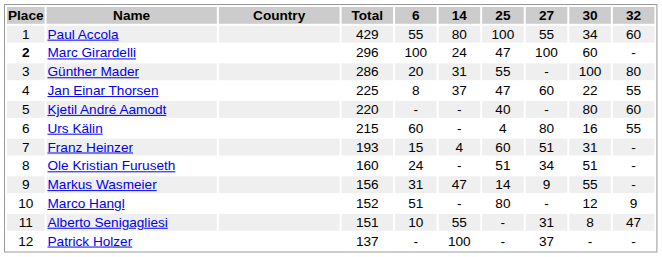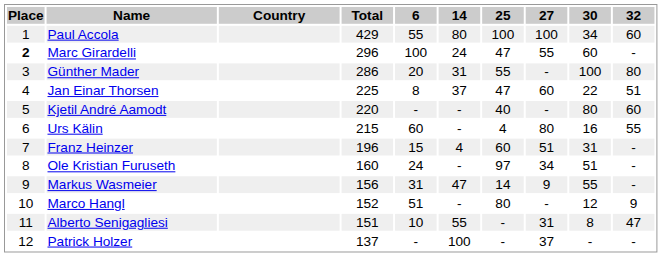(546, 34) 55 -> (546, 34) 100
(546, 53) 100 -> (546, 53) 55
(634, 91) 55 -> (634, 91) 51
(367, 147) 193 -> (367, 147) 196
(503, 166) 51 -> (503, 166) 97
